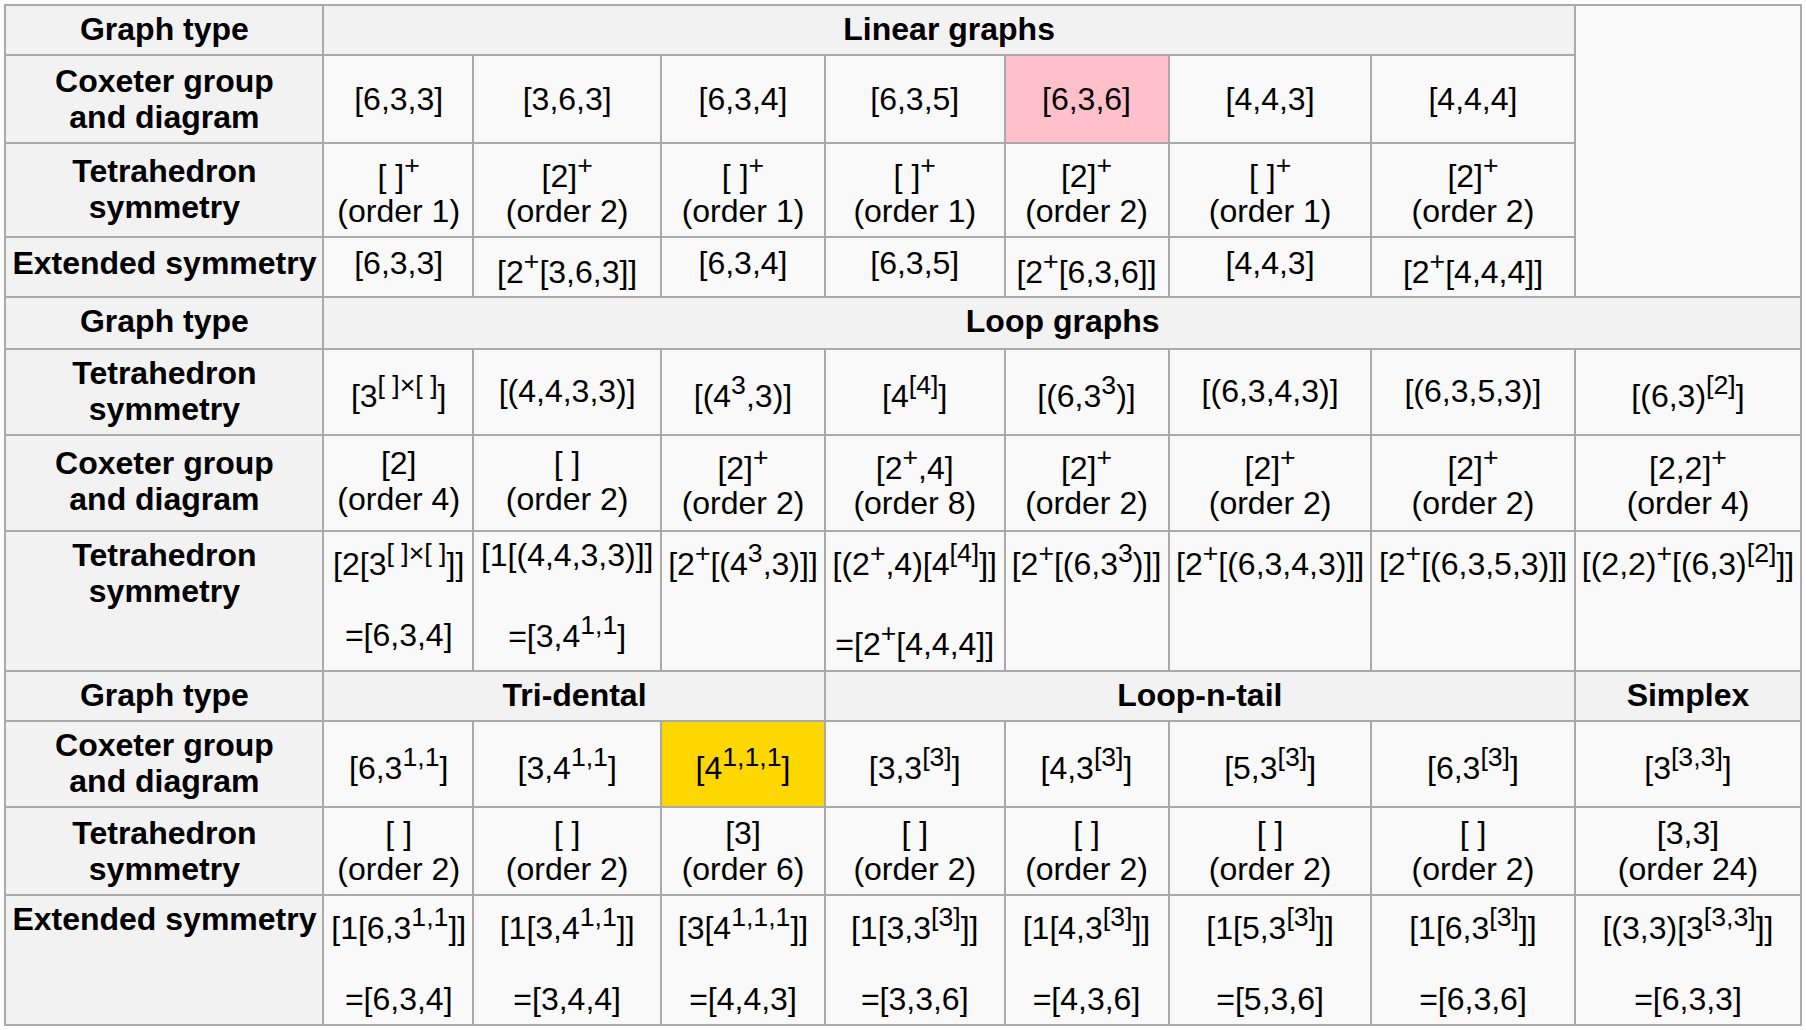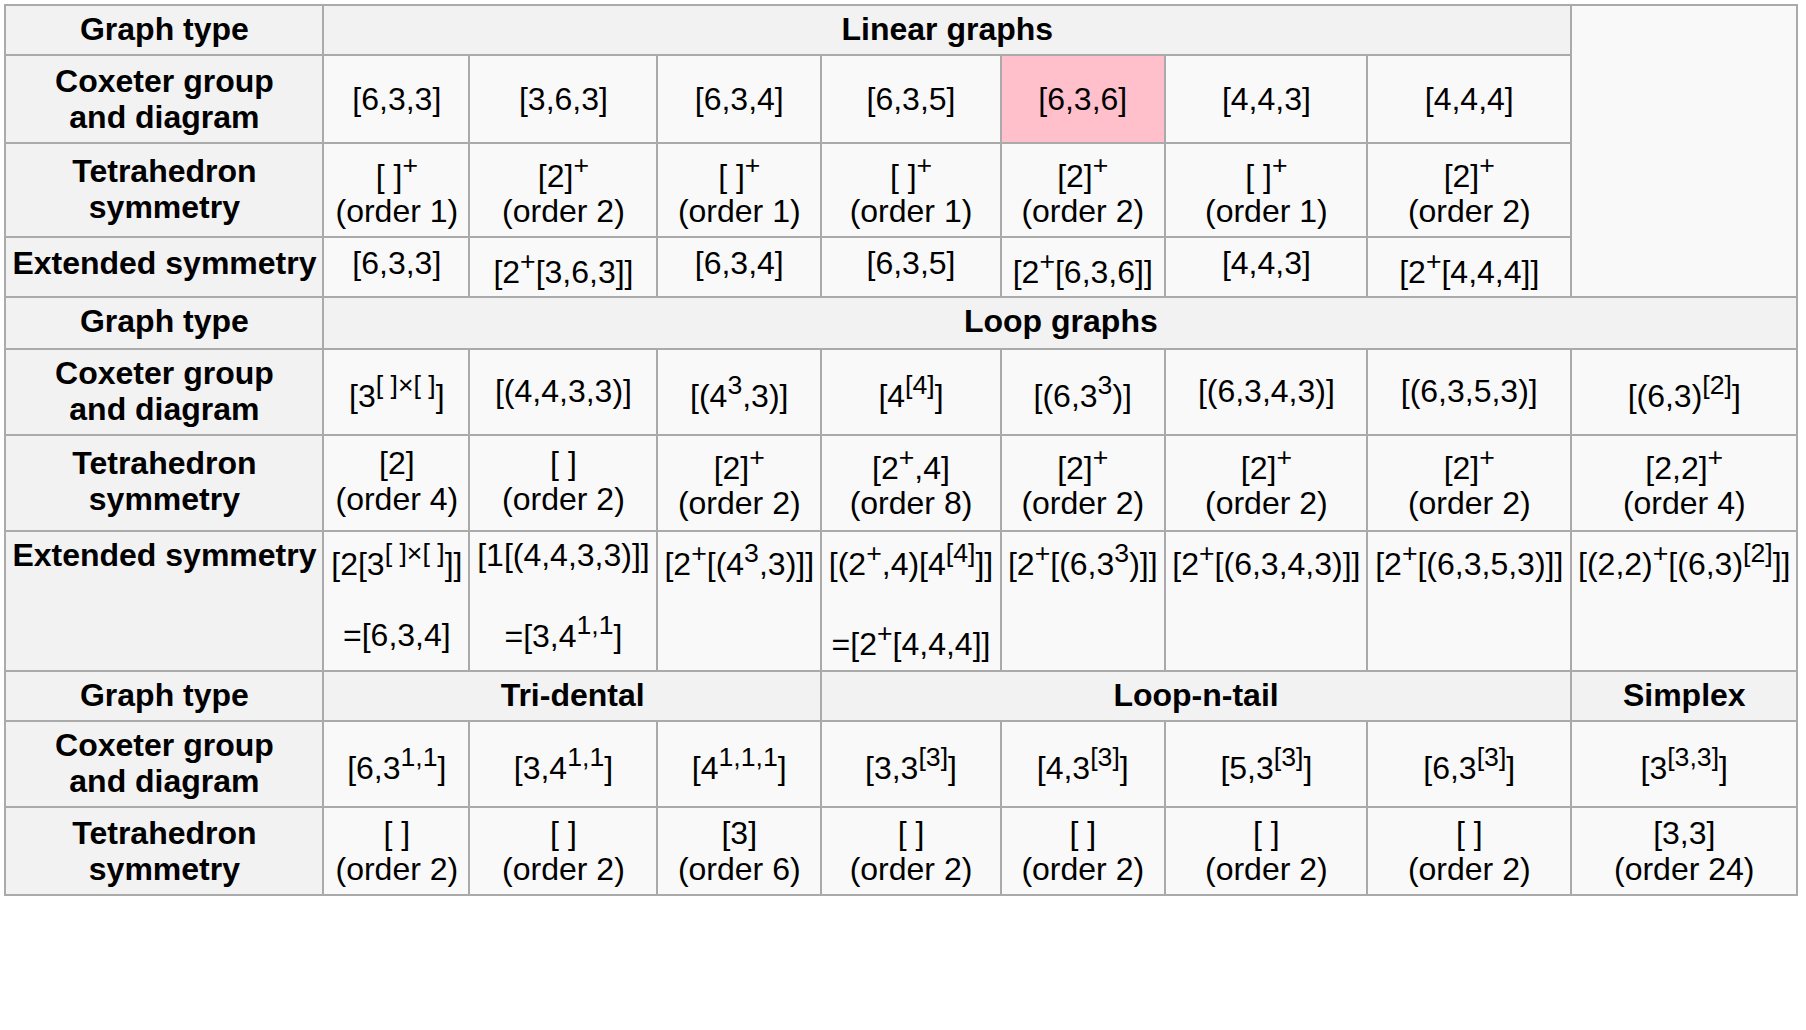(164, 390) Tetrahedron symmetry -> (164, 390) Coxeter group and diagram
(164, 482) Coxeter group and diagram -> (164, 482) Tetrahedron symmetry
(164, 573) Tetrahedron symmetry -> (164, 555) Extended symmetry
(743, 763) gold background -> (739, 763) no background
- row: (399, 959)
